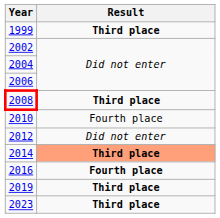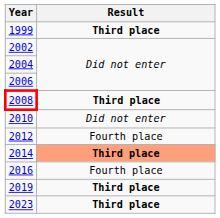(126, 118) Fourth place -> (126, 118) Did not enter
(126, 136) Did not enter -> (126, 136) Fourth place
(126, 170) bold -> (126, 170) normal
